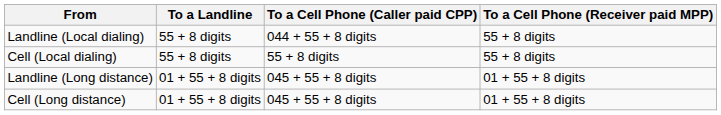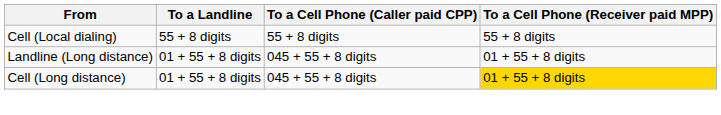- row: (76, 36)
(534, 99) no background -> (534, 78) gold background
